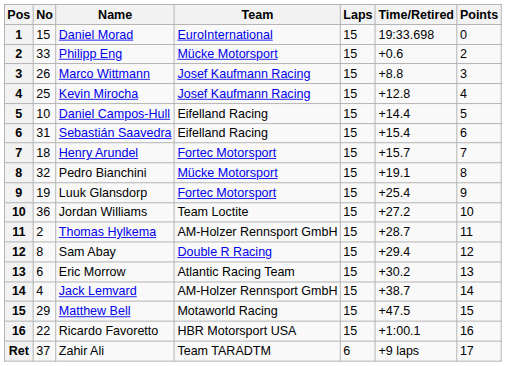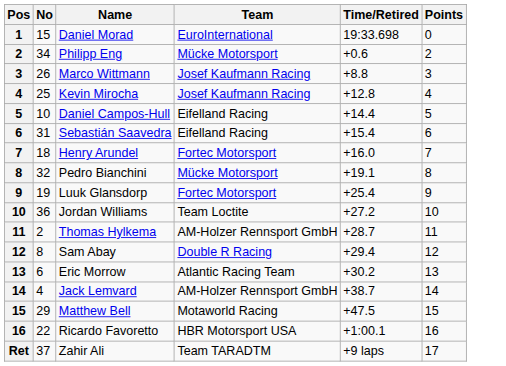- column: (358, 15)
(43, 54) 33 -> (43, 54) 34
(394, 153) +15.7 -> (359, 153) +16.0
